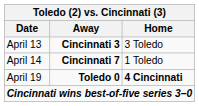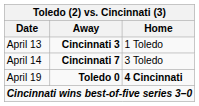(144, 45) 3 Toledo -> (144, 45) 1 Toledo
(144, 61) 1 Toledo -> (144, 61) 3 Toledo
